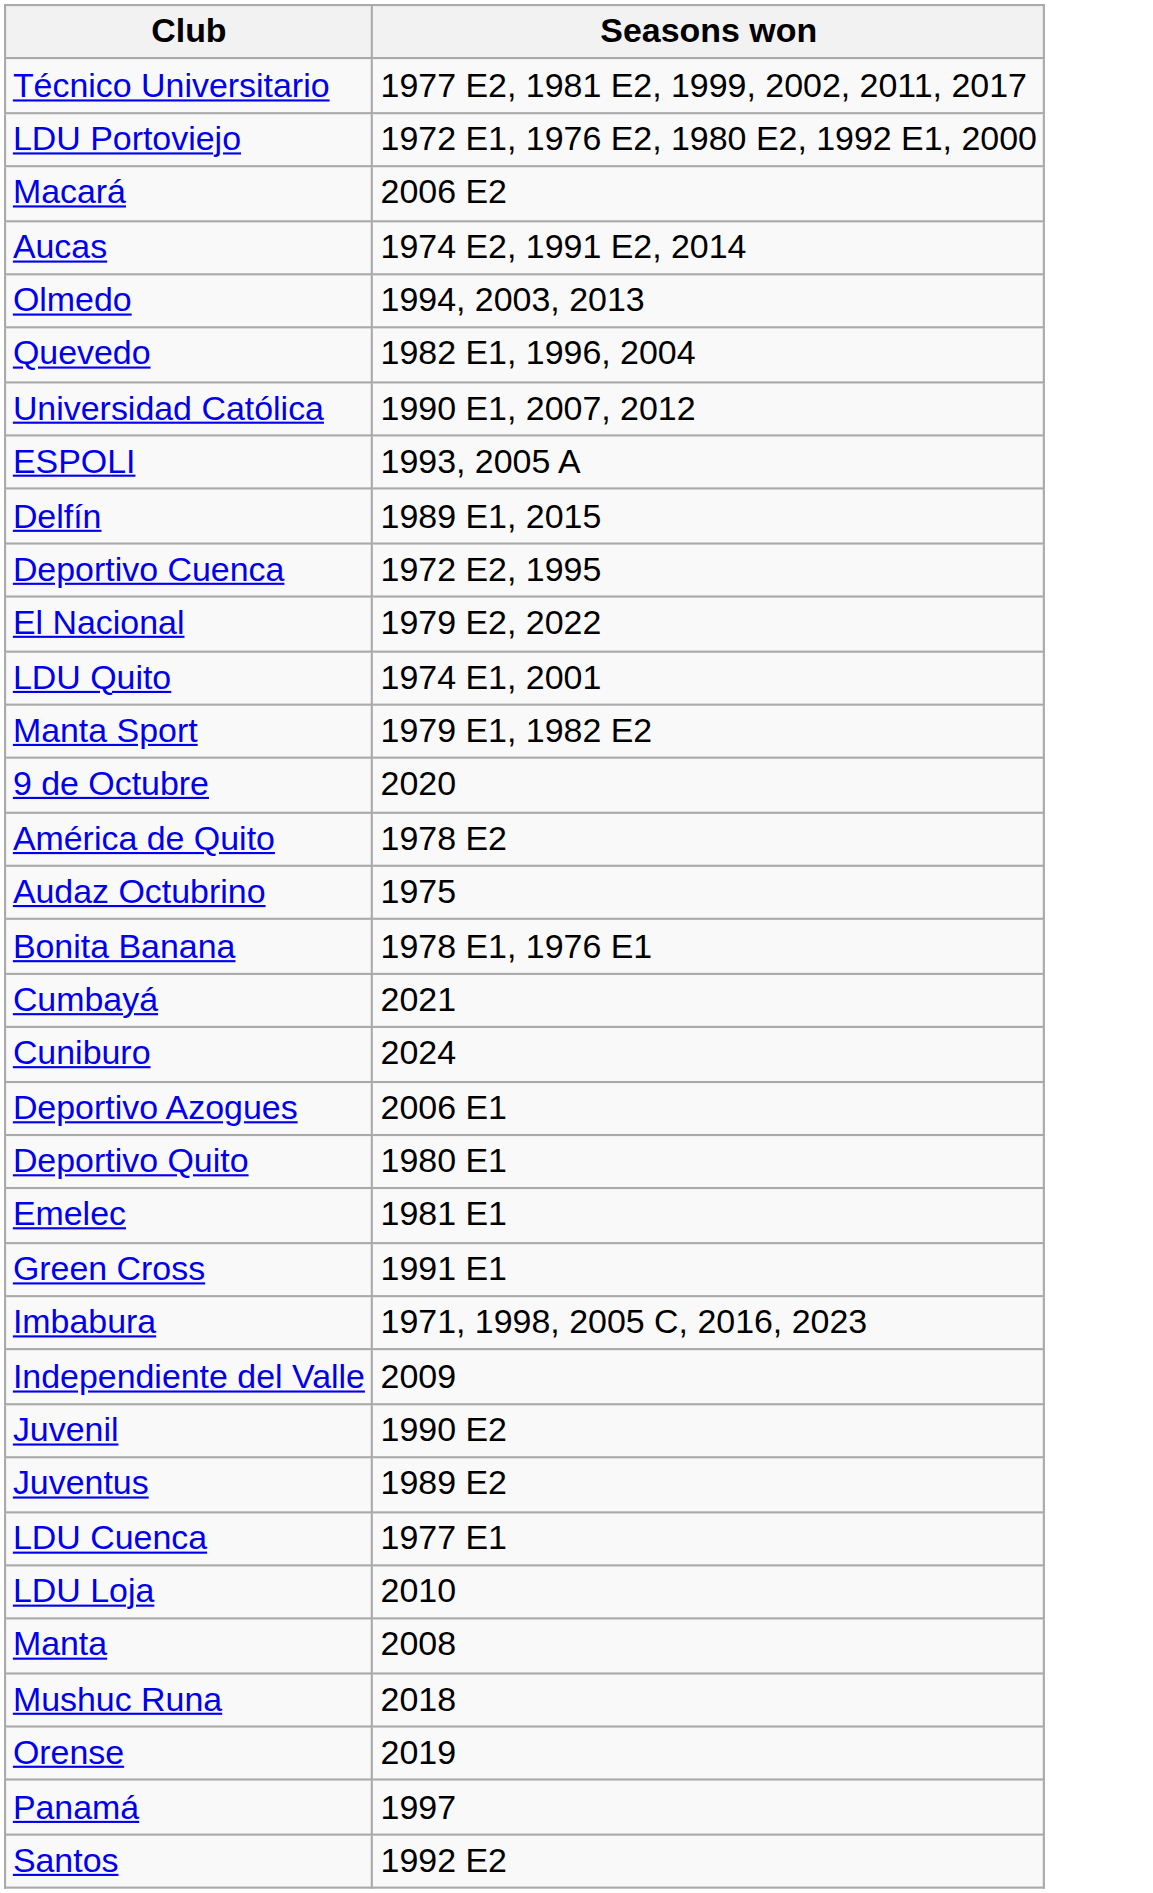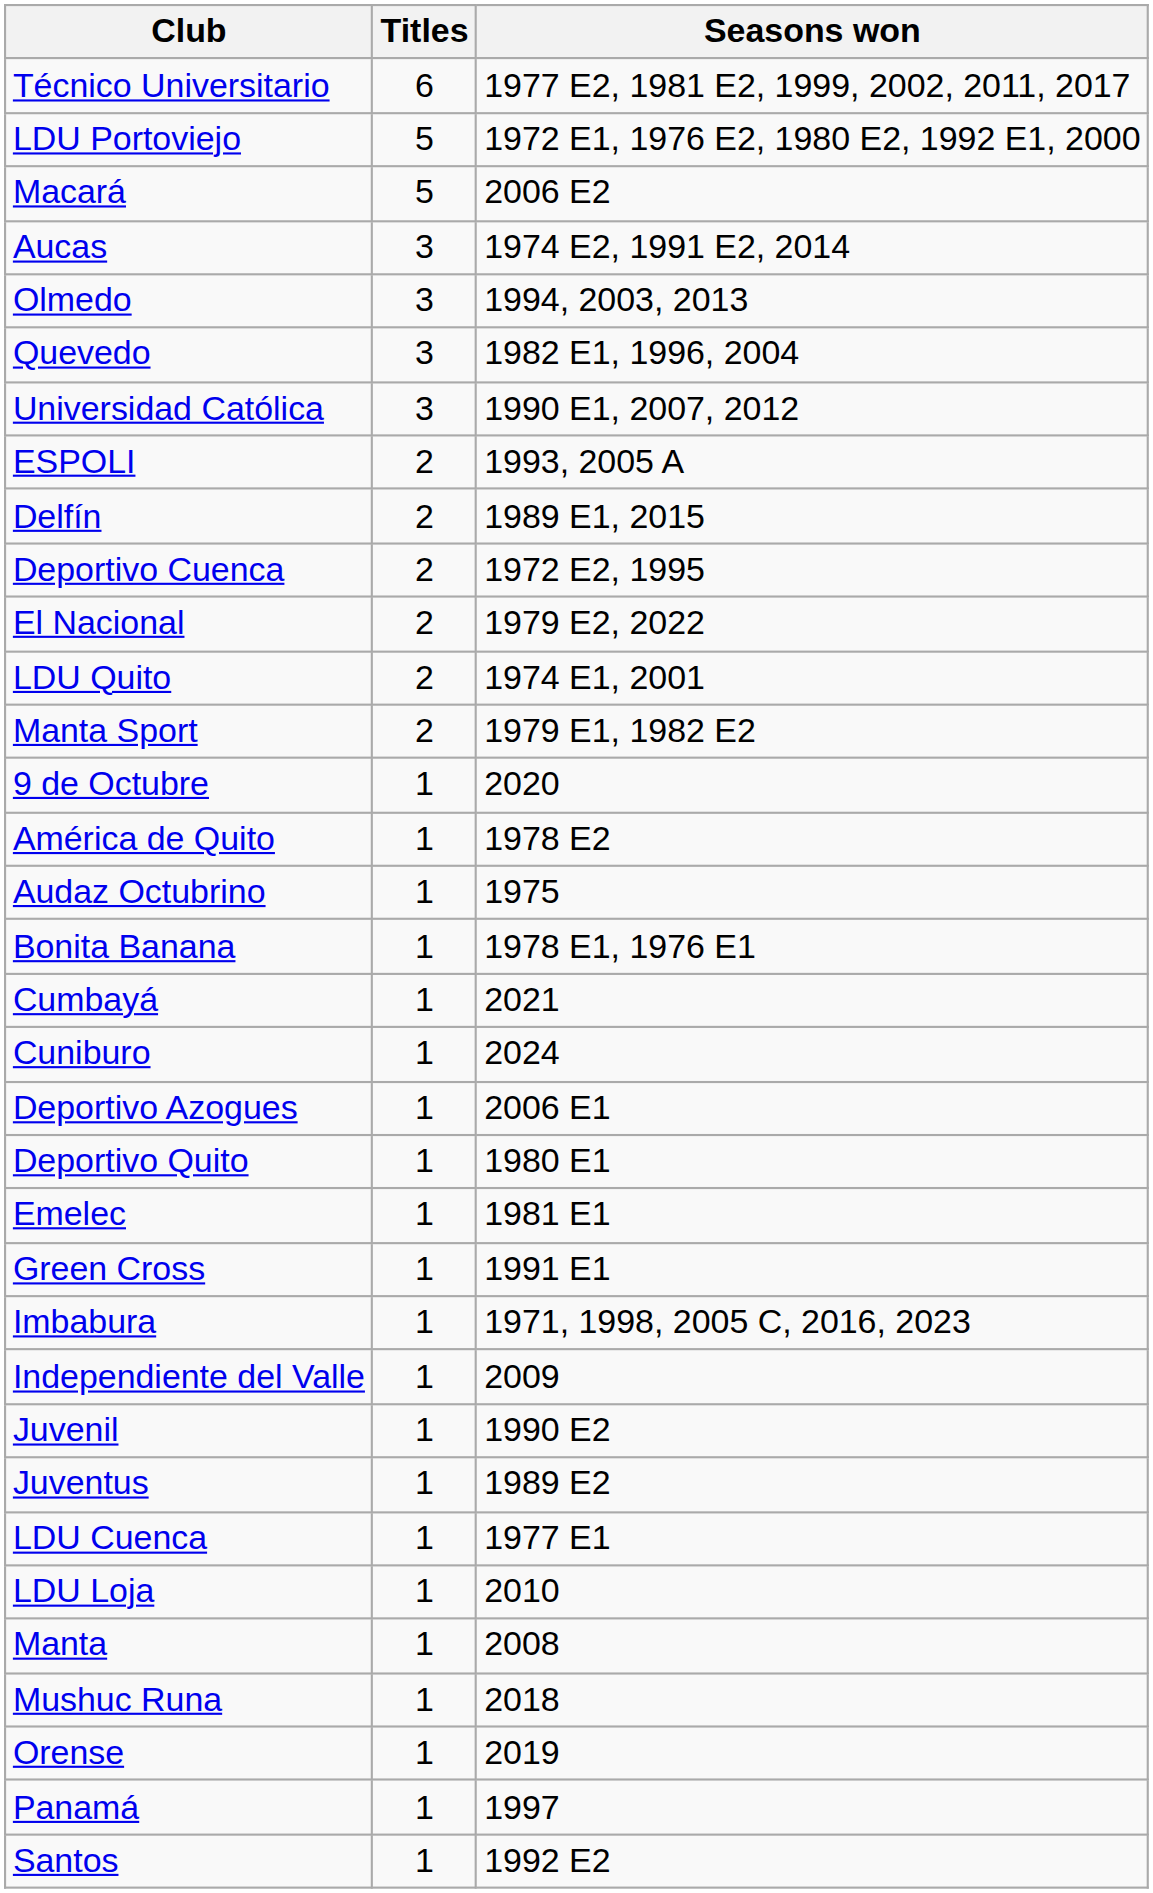+ column: (425, 31)
